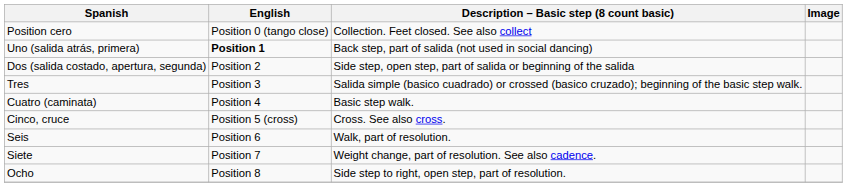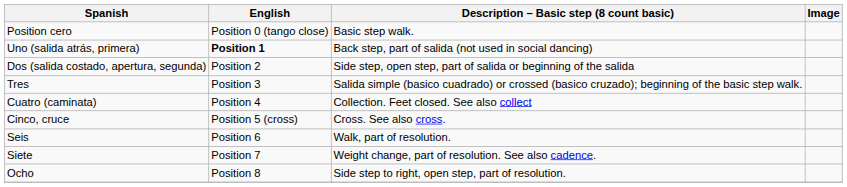(433, 31) Collection. Feet closed. See also collect -> (374, 31) Basic step walk.
(374, 102) Basic step walk. -> (433, 102) Collection. Feet closed. See also collect
